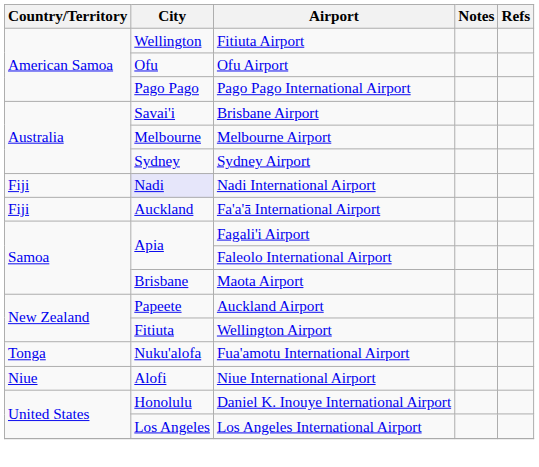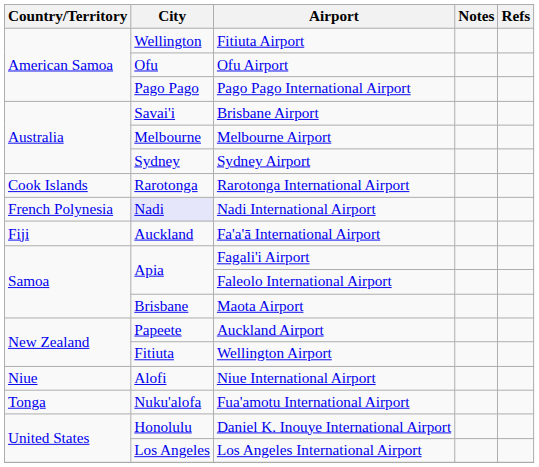+ row: (313, 185)
(19, 185) Fiji -> (61, 209) French Polynesia
rows swapped: (296, 378) <-> (313, 354)
